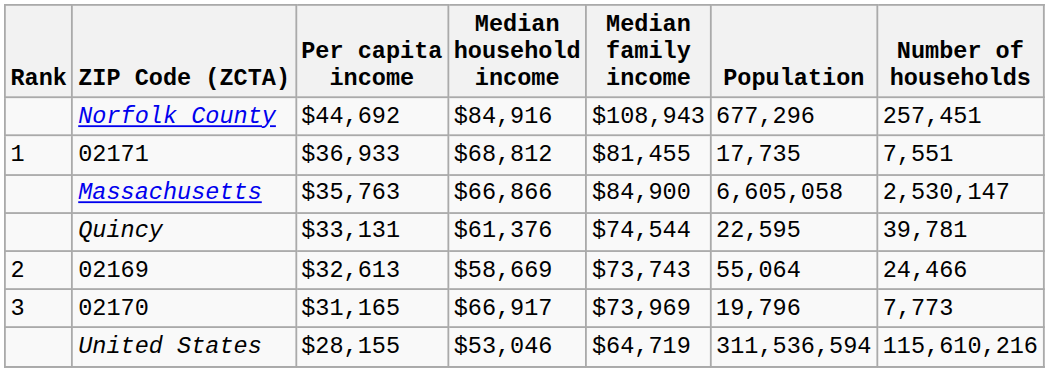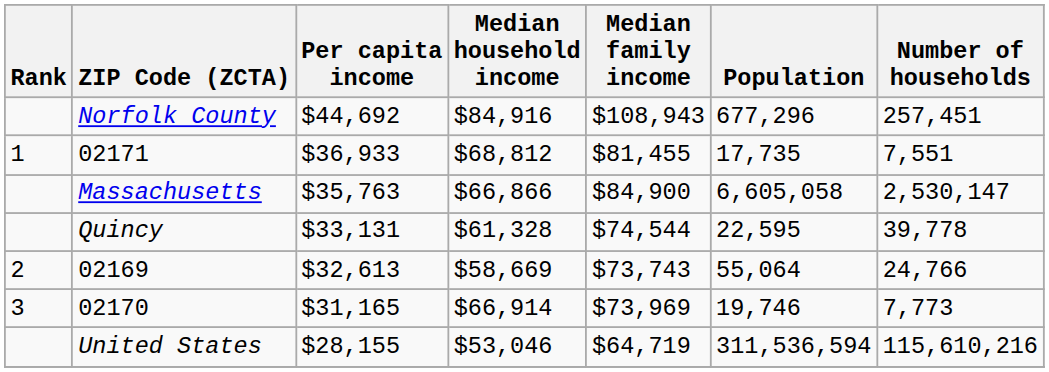(503, 232) $61,376 -> (503, 232) $61,328
(925, 232) 39,781 -> (925, 232) 39,778
(925, 270) 24,466 -> (925, 270) 24,766
(503, 308) $66,917 -> (503, 308) $66,914
(758, 308) 19,796 -> (758, 308) 19,746
